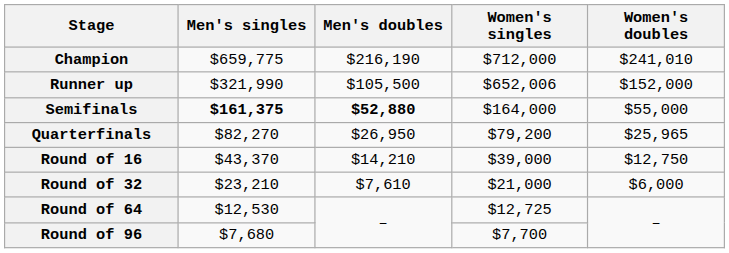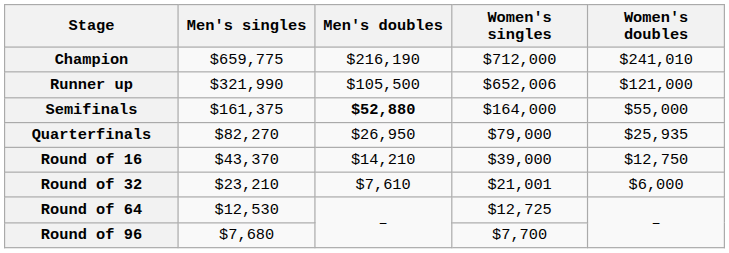(656, 85) $152,000 -> (656, 85) $121,000
(247, 110) bold -> (247, 110) normal
(520, 135) $79,200 -> (520, 135) $79,000
(656, 135) $25,965 -> (656, 135) $25,935
(520, 185) $21,000 -> (520, 185) $21,001
